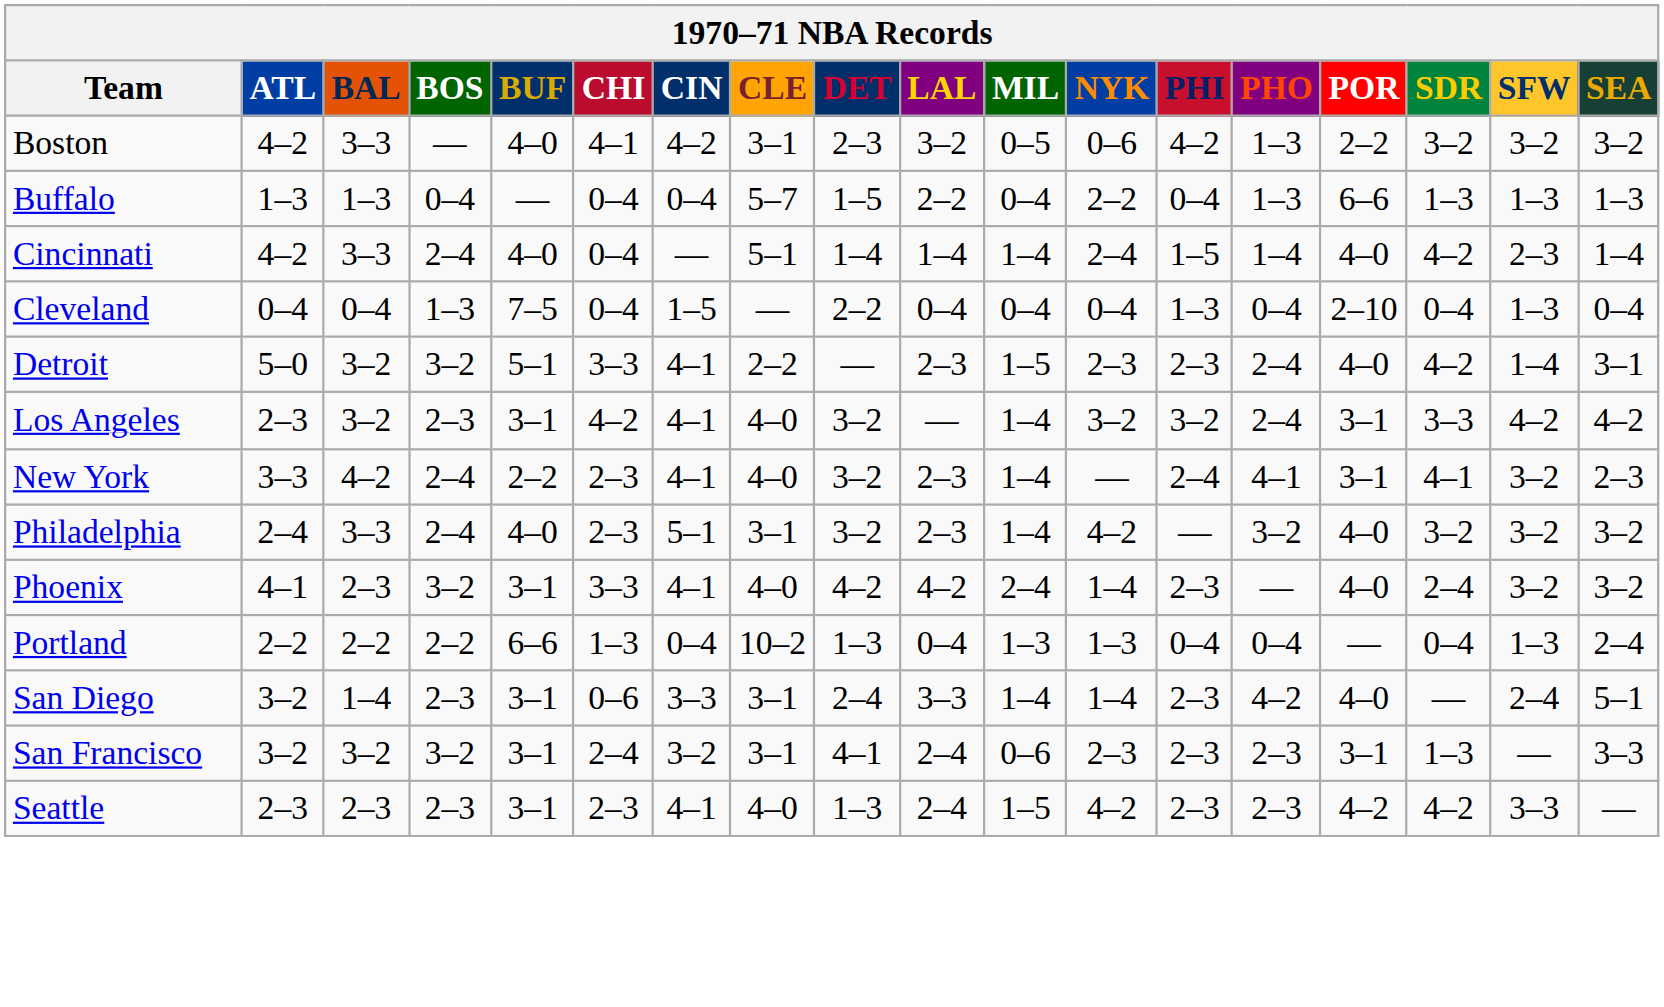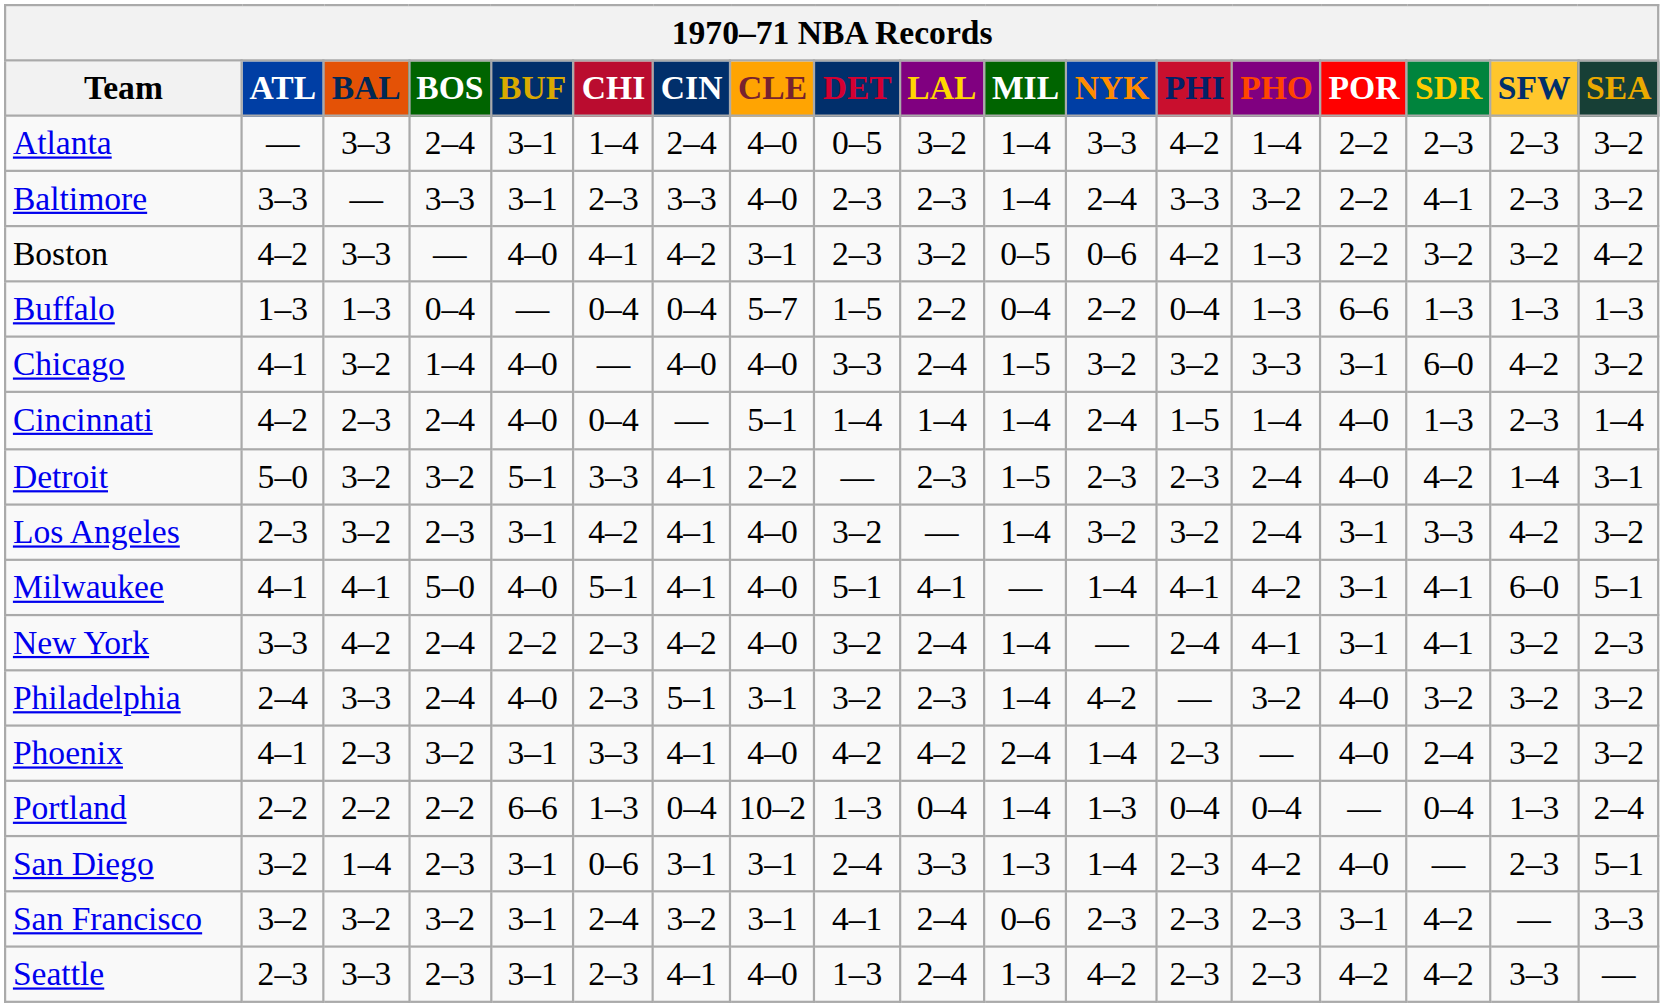+ row: (62, 143)
+ row: (80, 198)
(1619, 143) 3–2 -> (1619, 253) 4–2
+ row: (69, 364)
(366, 253) 3–3 -> (366, 420) 2–3
(1449, 253) 4–2 -> (1449, 420) 1–3
- row: (81, 309)
(1619, 420) 4–2 -> (1619, 530) 3–2
+ row: (88, 586)
(692, 475) 4–1 -> (692, 641) 4–2
(942, 475) 2–3 -> (942, 641) 2–4
(1026, 641) 1–3 -> (1026, 807) 1–4
(692, 697) 3–3 -> (692, 863) 3–1
(1026, 697) 1–4 -> (1026, 863) 1–3
(1534, 697) 2–4 -> (1534, 863) 2–3
(1449, 752) 1–3 -> (1449, 918) 4–2
(366, 807) 2–3 -> (366, 973) 3–3
(1026, 807) 1–5 -> (1026, 973) 1–3
